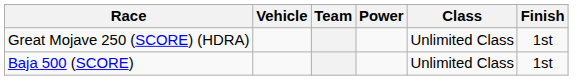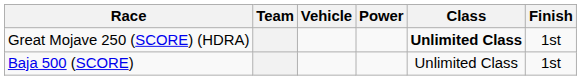columns swapped: (333, 16) <-> (282, 16)
(462, 39) normal -> (466, 39) bold
